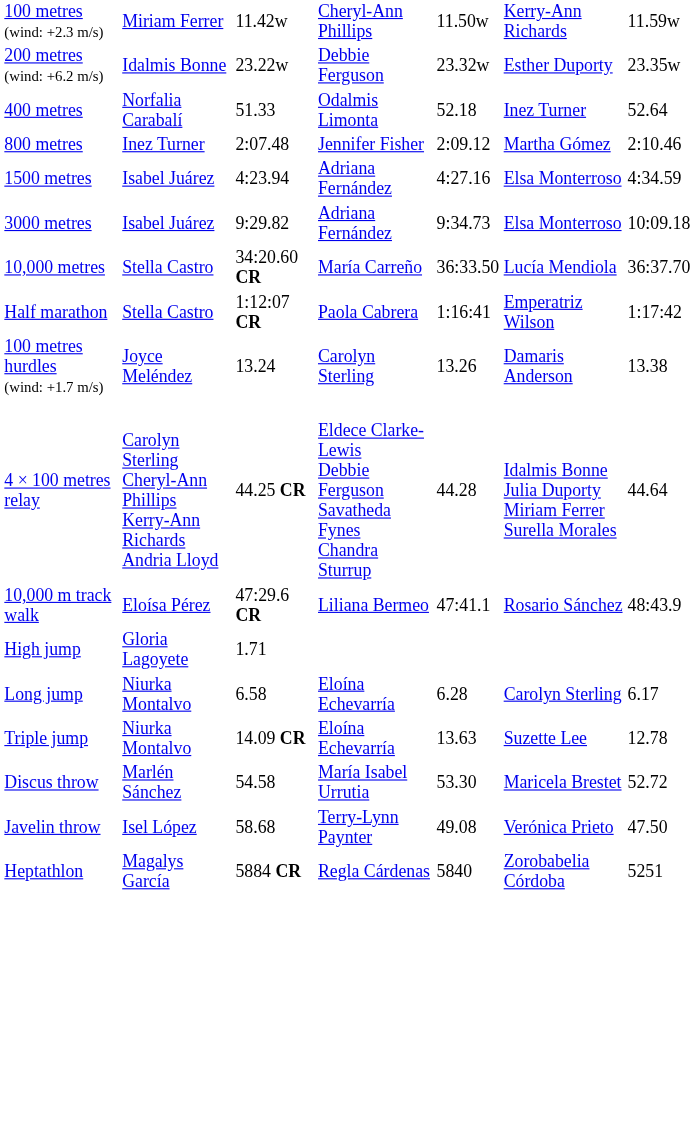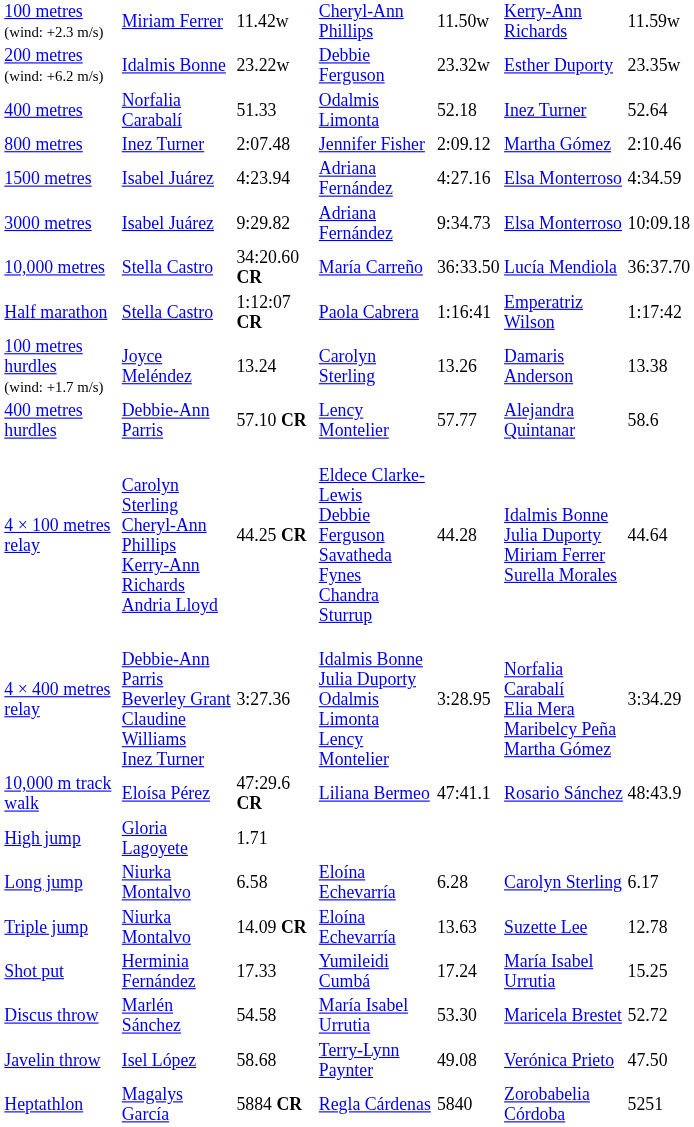+ row: (44, 420)
+ row: (57, 699)
+ row: (34, 971)
